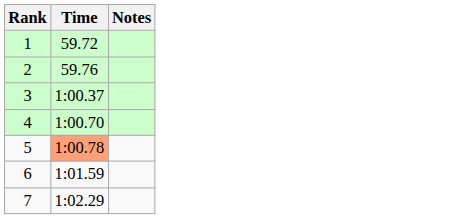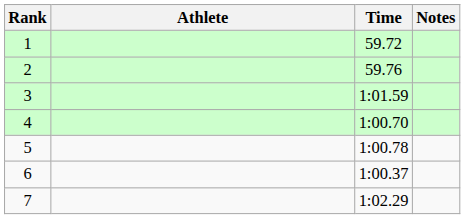+ column: (203, 17)
(79, 95) 1:00.37 -> (384, 95) 1:01.59
(79, 148) lightsalmon background -> (384, 148) no background
(79, 174) 1:01.59 -> (384, 174) 1:00.37
